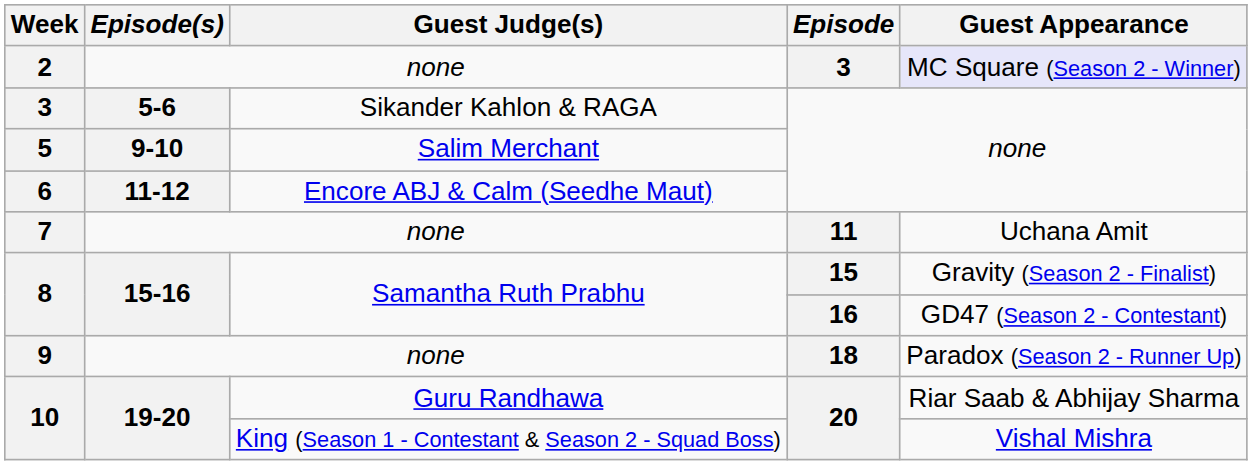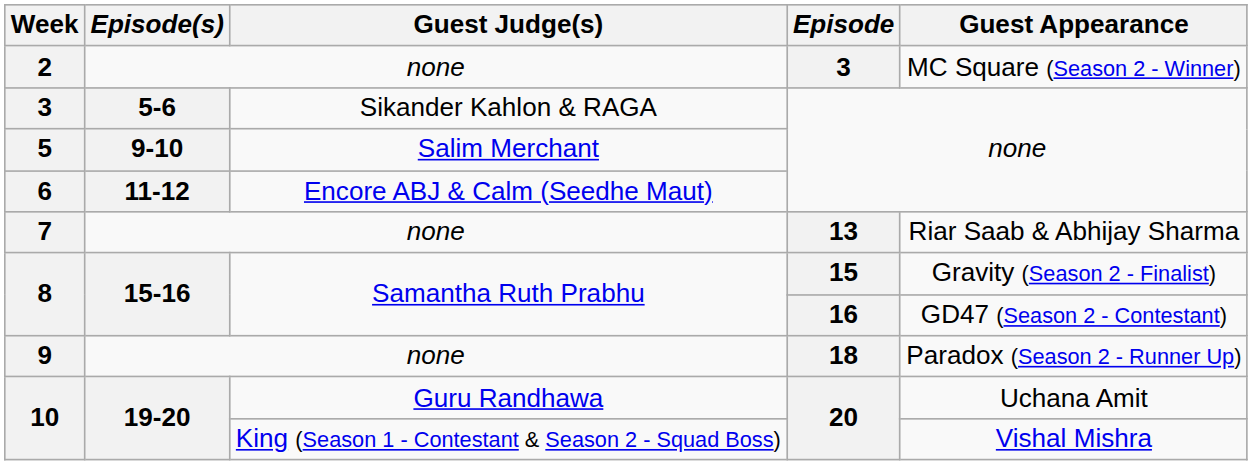(1074, 66) lavender background -> (1074, 66) no background
(844, 231) 11 -> (844, 231) 13
(1074, 231) Uchana Amit -> (1074, 231) Riar Saab & Abhijay Sharma
(1074, 397) Riar Saab & Abhijay Sharma -> (1074, 397) Uchana Amit
